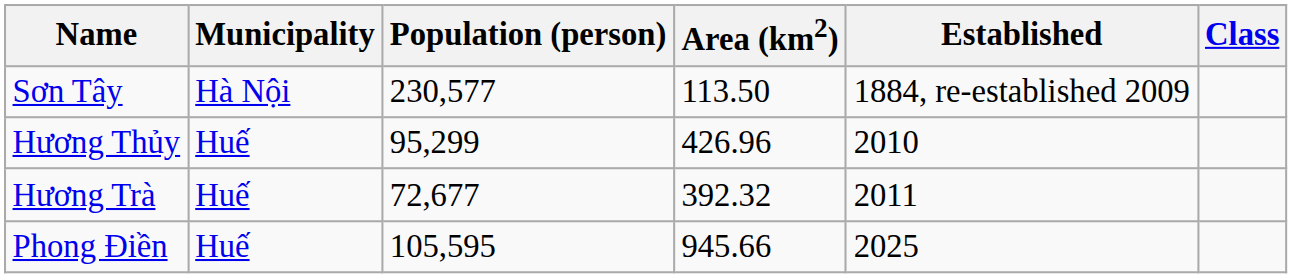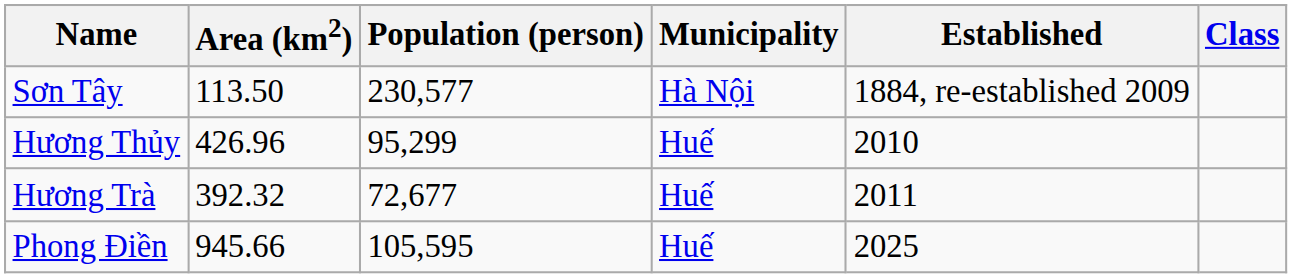columns swapped: (285, 34) <-> (760, 34)
